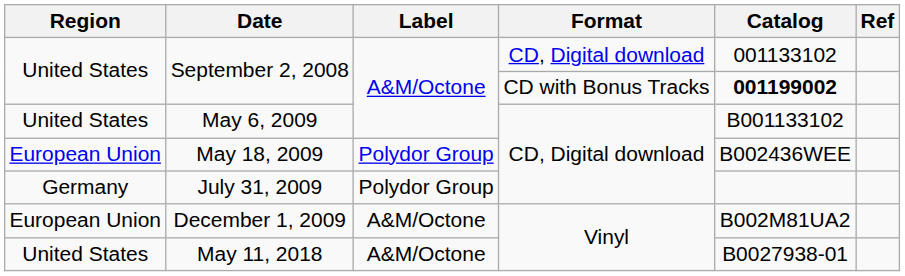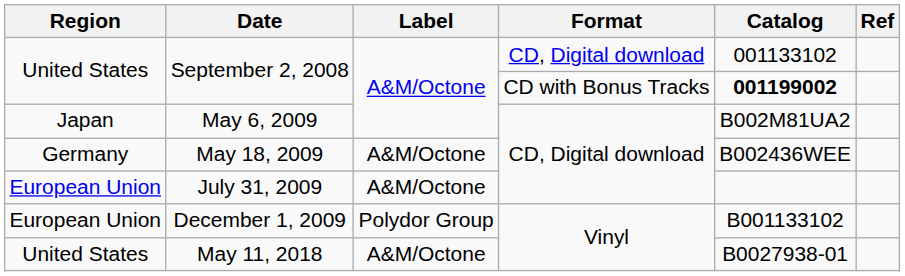(85, 120) United States -> (85, 120) Japan
(785, 120) B001133102 -> (785, 120) B002M81UA2
(85, 154) European Union -> (85, 154) Germany
(426, 154) Polydor Group -> (426, 154) A&M/Octone
(85, 187) Germany -> (85, 187) European Union
(426, 187) Polydor Group -> (426, 187) A&M/Octone
(426, 220) A&M/Octone -> (426, 220) Polydor Group
(785, 220) B002M81UA2 -> (785, 220) B001133102
